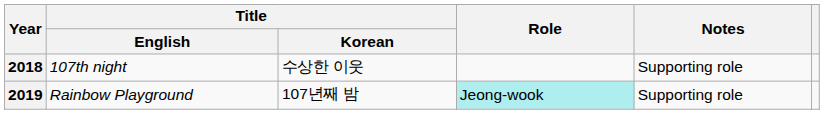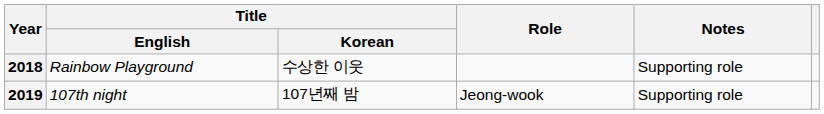(88, 67) 107th night -> (121, 67) Rainbow Playground
(121, 95) Rainbow Playground -> (88, 95) 107th night
(502, 95) paleturquoise background -> (502, 95) no background
